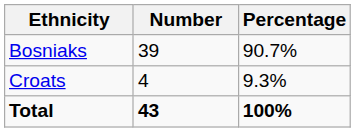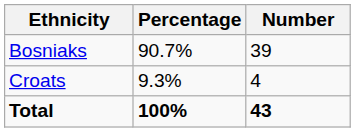columns swapped: (186, 19) <-> (294, 19)
